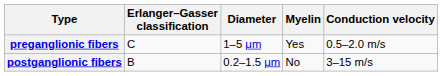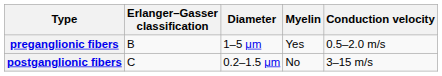(131, 44) C -> (131, 44) B
(131, 62) B -> (131, 62) C
